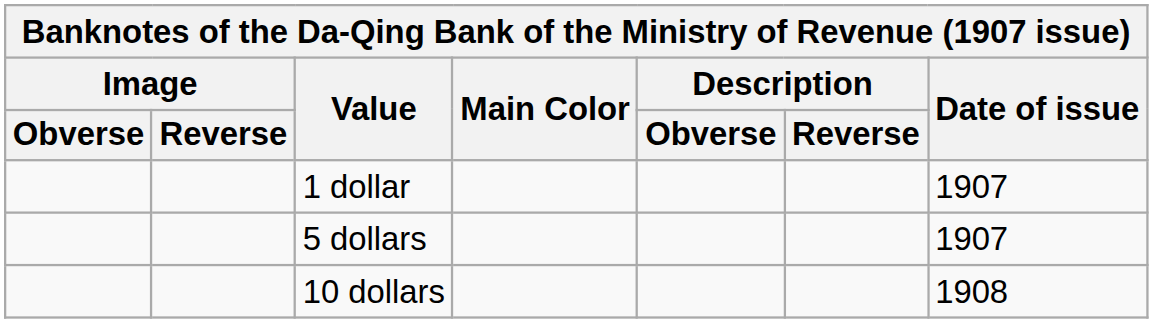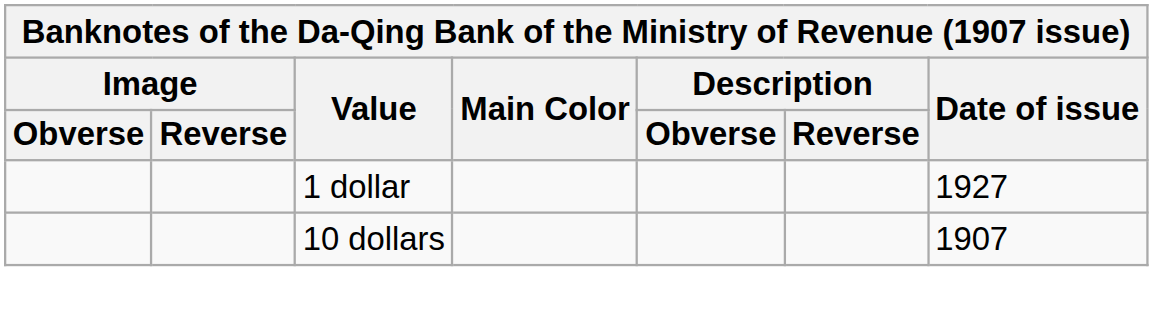(972, 187) 1907 -> (972, 187) 1927
- row: (365, 239)
(972, 291) 1908 -> (972, 239) 1907
